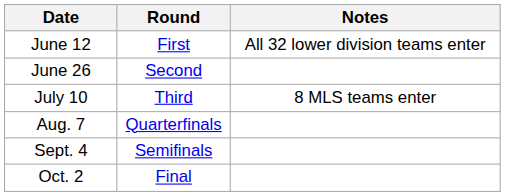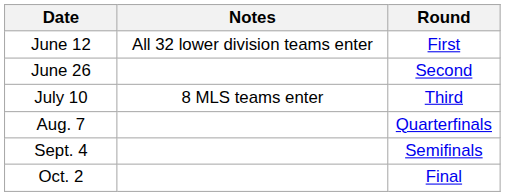columns swapped: (174, 17) <-> (365, 17)
